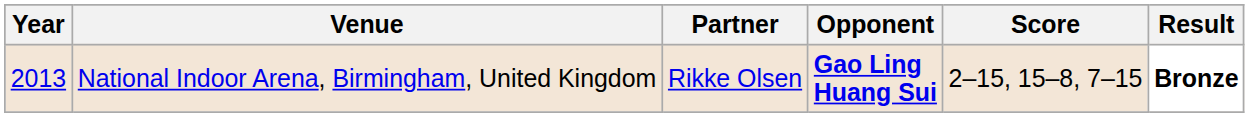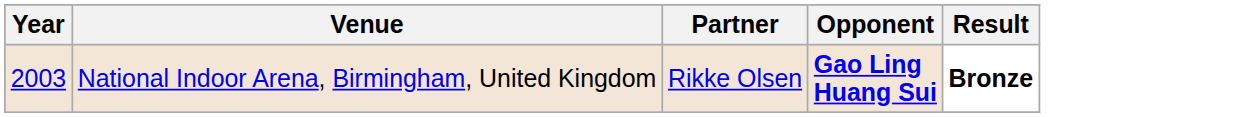- column: (1046, 25)
(38, 78) 2013 -> (38, 78) 2003
